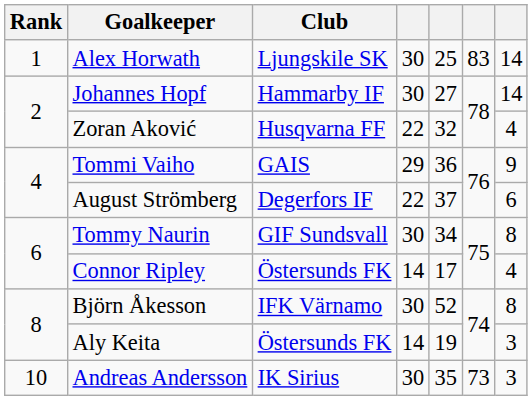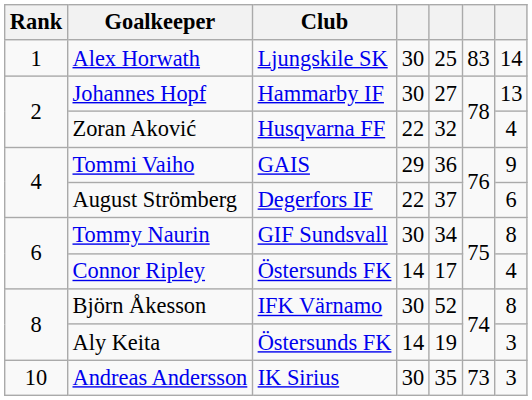(511, 93) 14 -> (511, 93) 13
